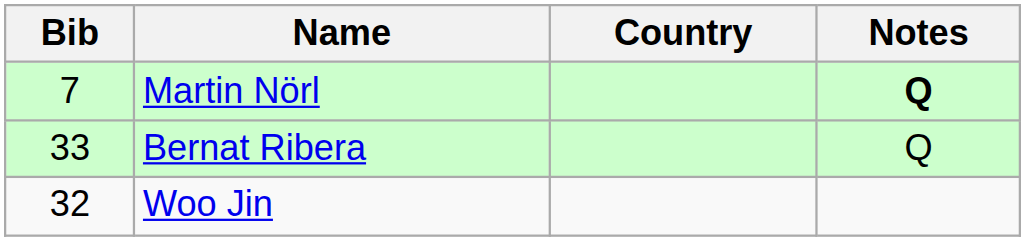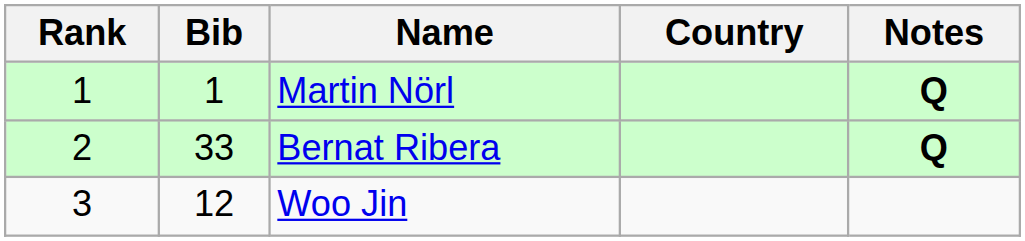+ column: (82, 33)
(70, 90) 7 -> (214, 90) 1
(919, 147) normal -> (934, 147) bold
(70, 205) 32 -> (214, 205) 12
